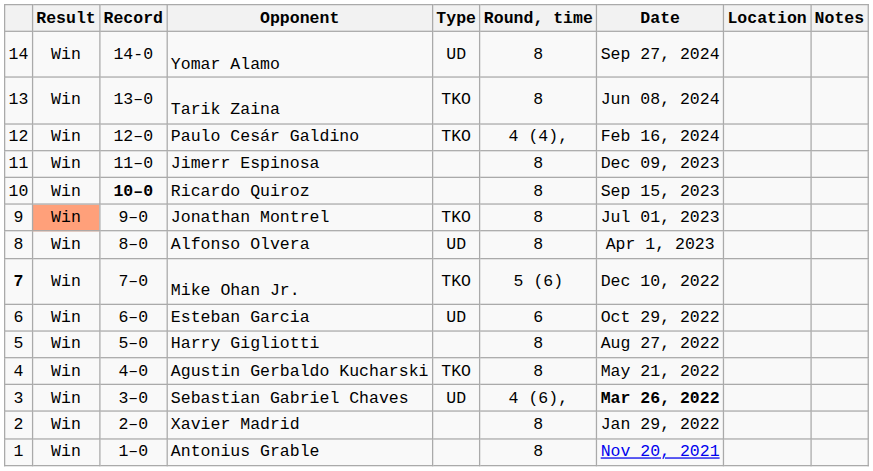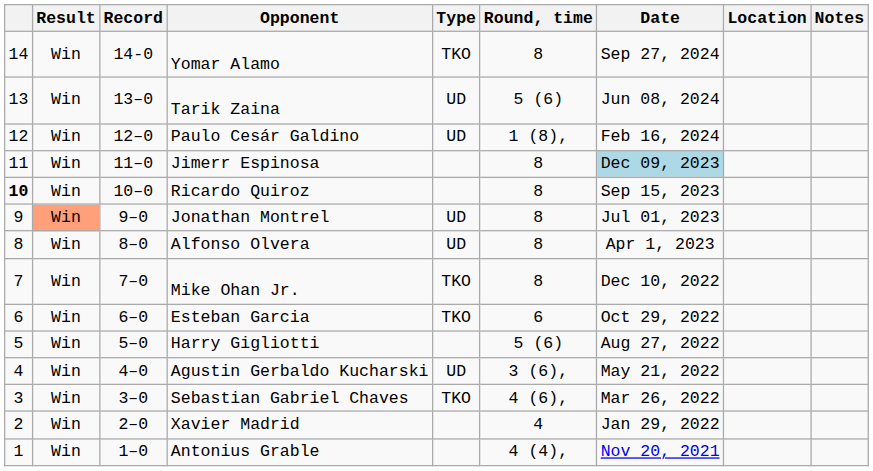(456, 55) UD -> (456, 55) TKO
(456, 100) TKO -> (456, 100) UD
(538, 100) 8 -> (538, 100) 5 (6)
(456, 137) TKO -> (456, 137) UD
(538, 137) 4 (4), -> (538, 137) 1 (8),
(660, 164) no background -> (660, 164) lightblue background
(18, 191) normal -> (18, 191) bold
(133, 191) bold -> (133, 191) normal
(456, 218) TKO -> (456, 218) UD
(18, 281) bold -> (18, 281) normal
(538, 281) 5 (6) -> (538, 281) 8
(456, 317) UD -> (456, 317) TKO
(538, 344) 8 -> (538, 344) 5 (6)
(456, 371) TKO -> (456, 371) UD
(538, 371) 8 -> (538, 371) 3 (6),
(456, 398) UD -> (456, 398) TKO
(660, 398) bold -> (660, 398) normal
(538, 425) 8 -> (538, 425) 4
(538, 452) 8 -> (538, 452) 4 (4),
